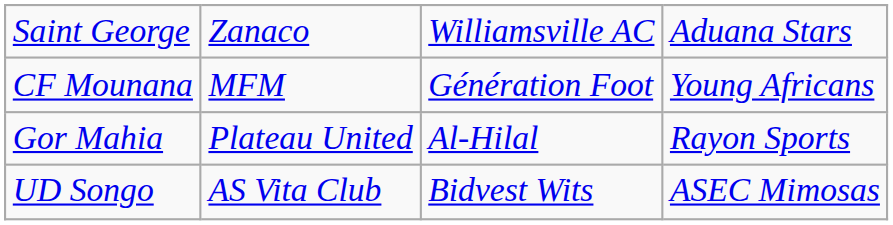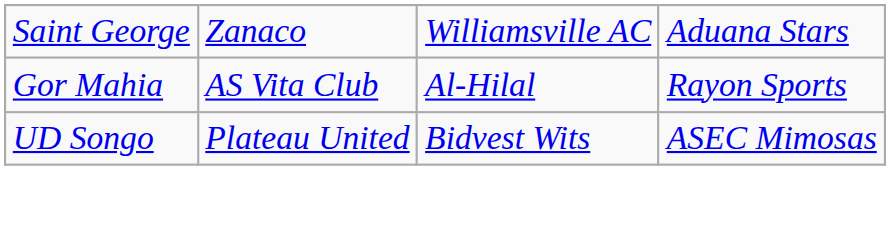- row: (103, 84)
(311, 137) Plateau United -> (292, 84) AS Vita Club
(295, 191) AS Vita Club -> (307, 137) Plateau United
